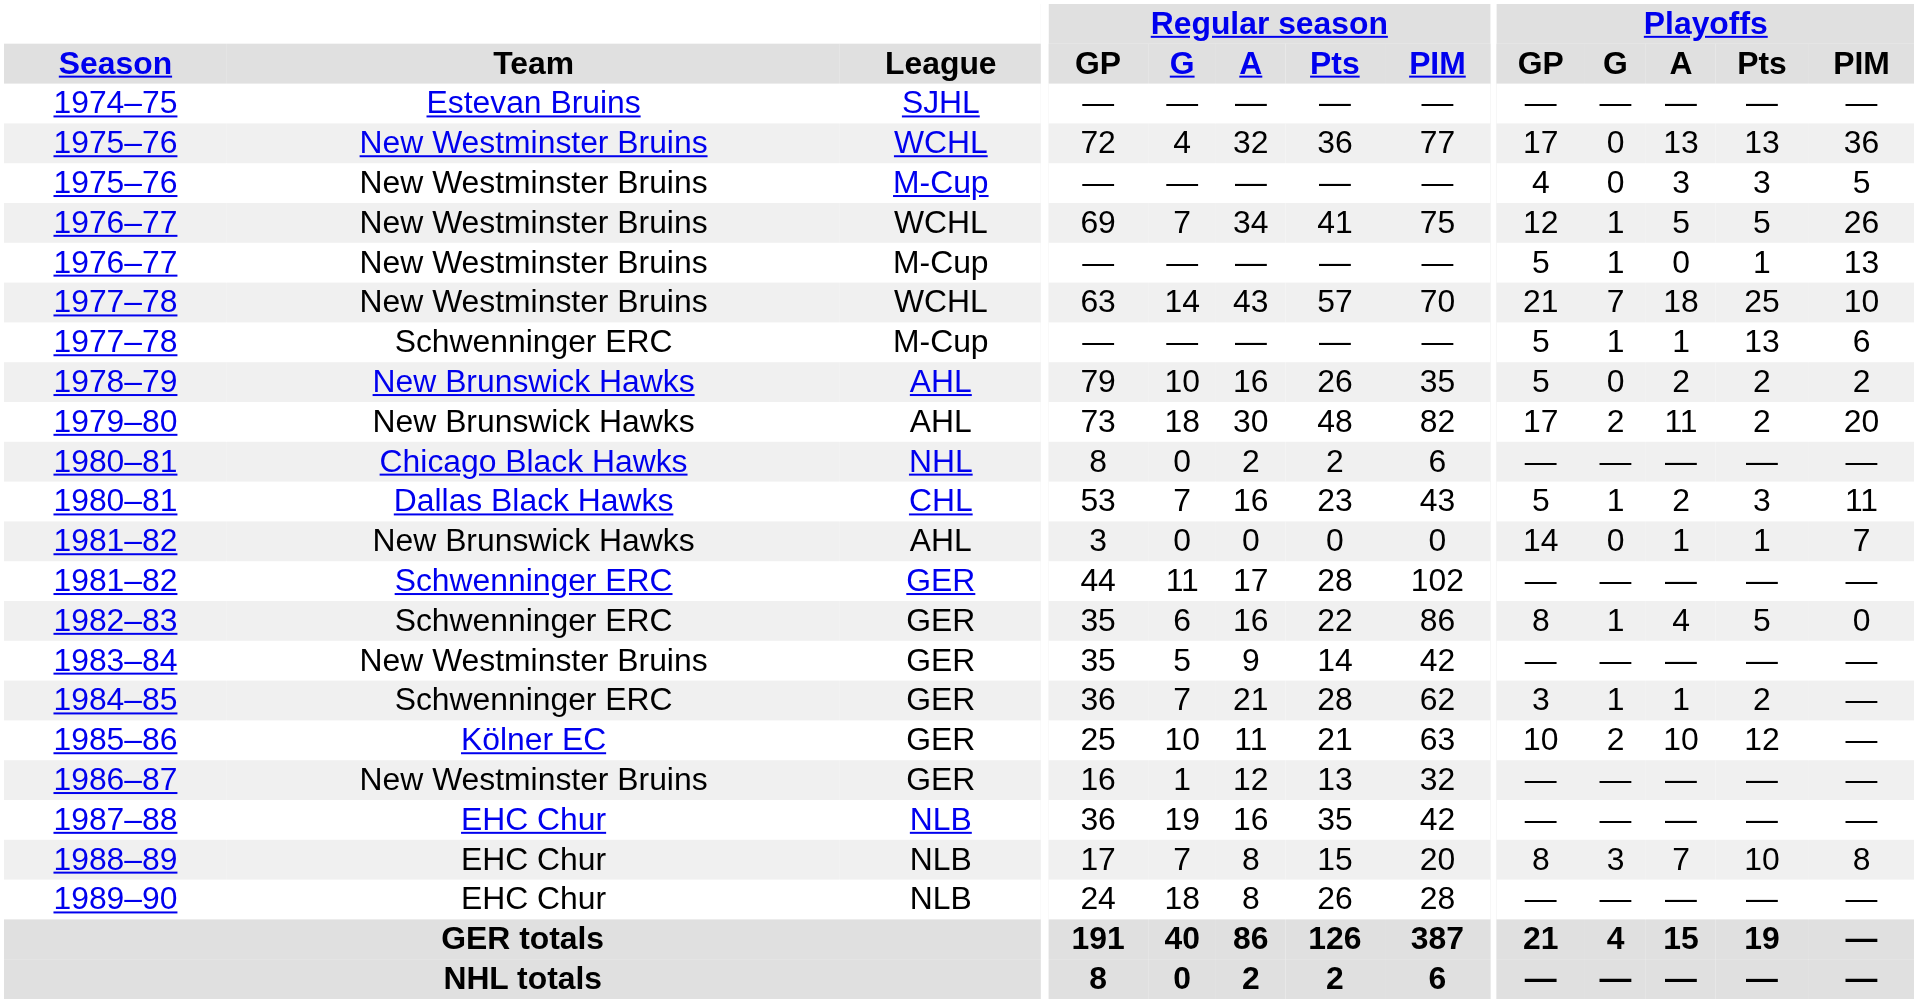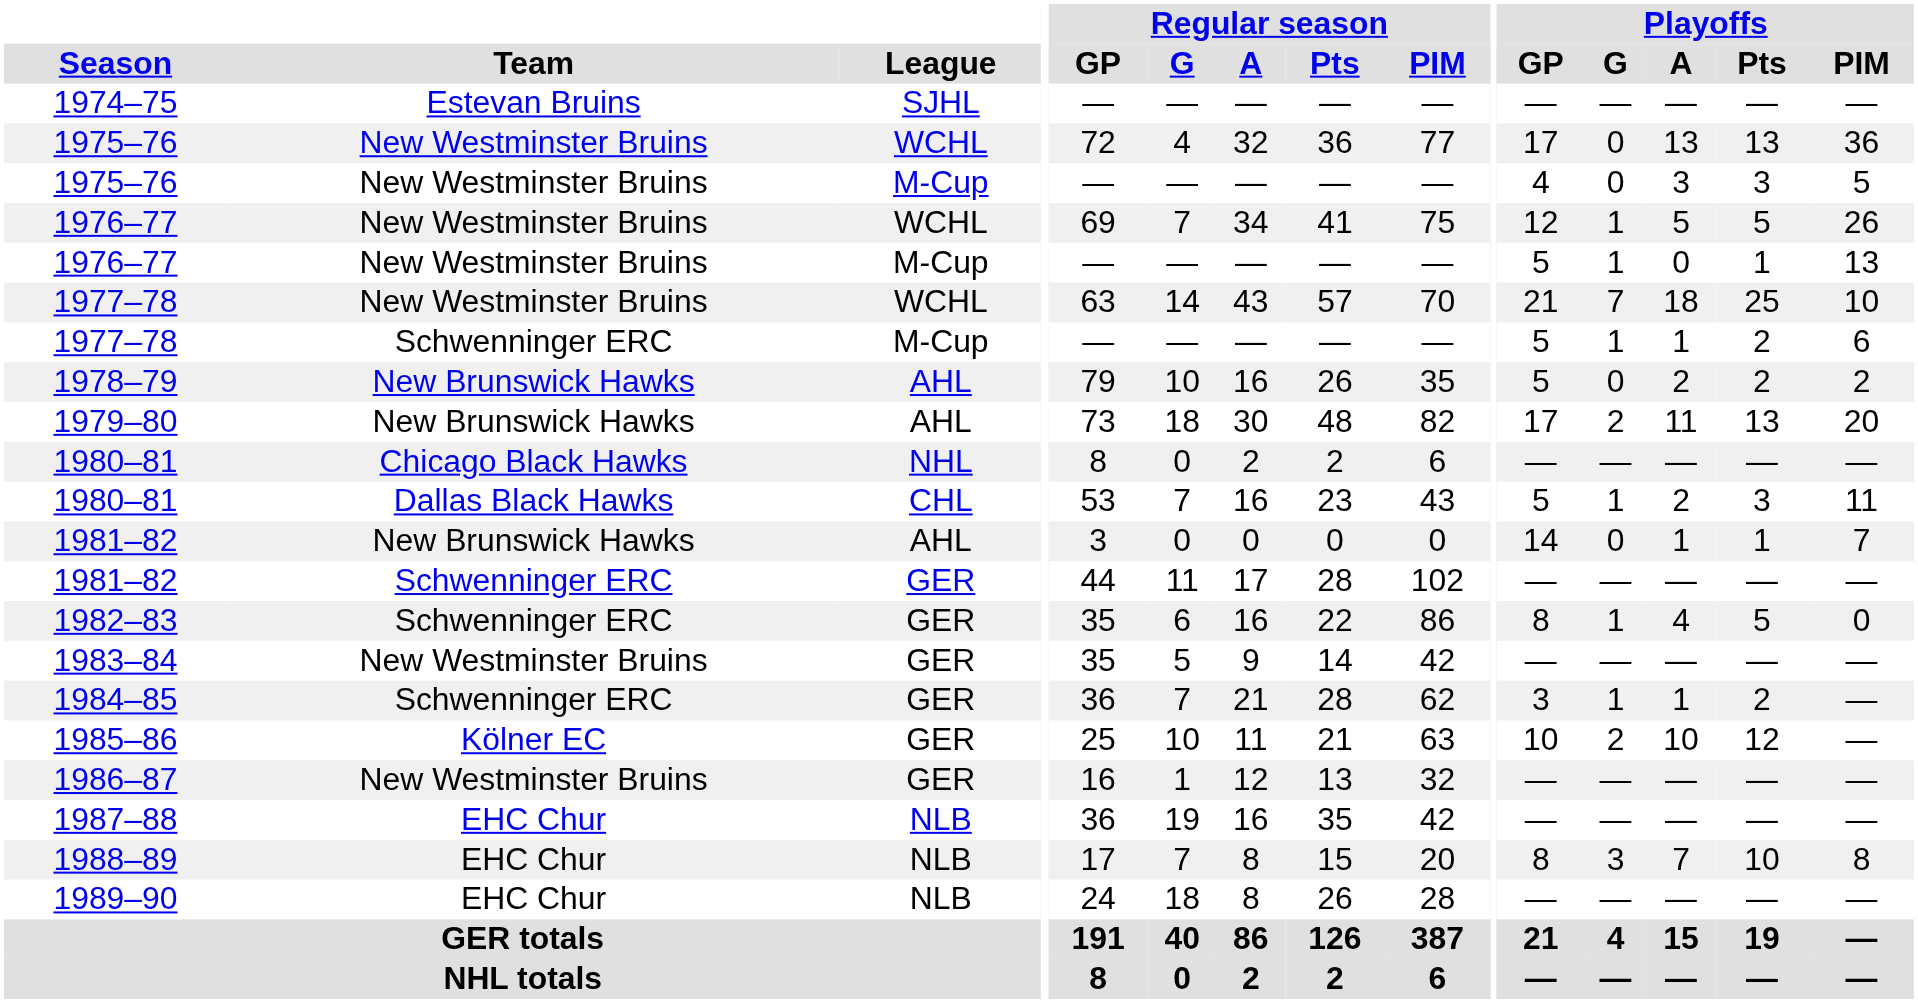(1762, 341) 13 -> (1762, 341) 2
(1762, 421) 2 -> (1762, 421) 13
